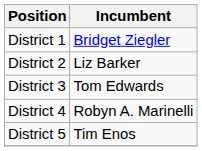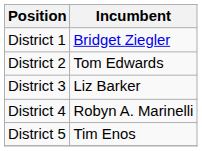(107, 63) Liz Barker -> (119, 63) Tom Edwards
(119, 87) Tom Edwards -> (107, 87) Liz Barker
